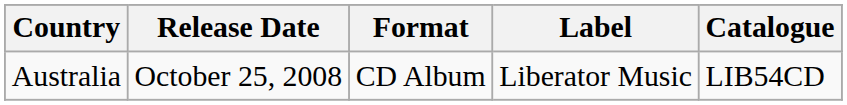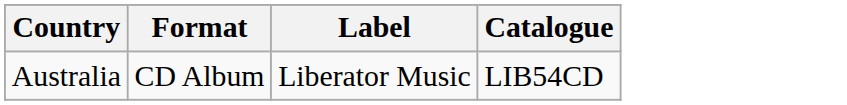- column: (238, 28)
